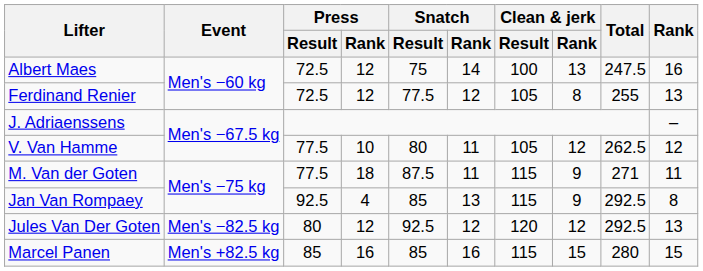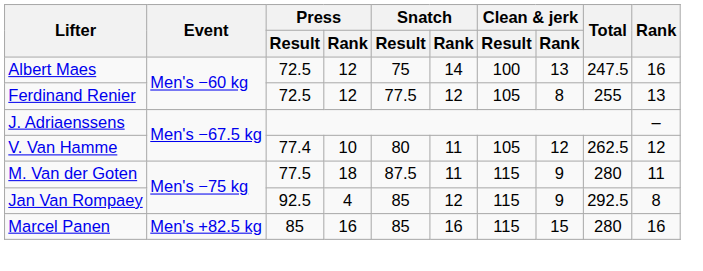(312, 148) 77.5 -> (295, 148) 77.4
(625, 174) 271 -> (608, 174) 280
(471, 200) 13 -> (454, 200) 12
- row: (84, 226)
(674, 252) 15 -> (656, 226) 16
